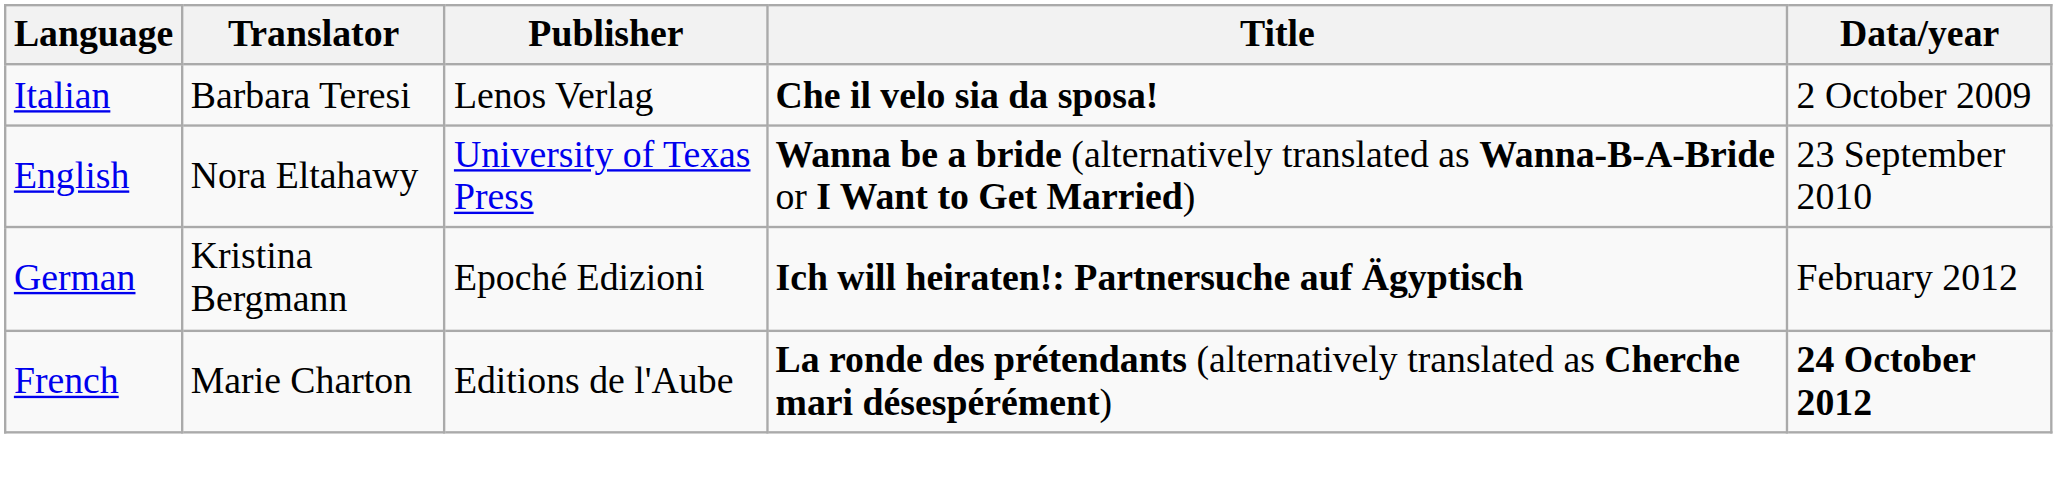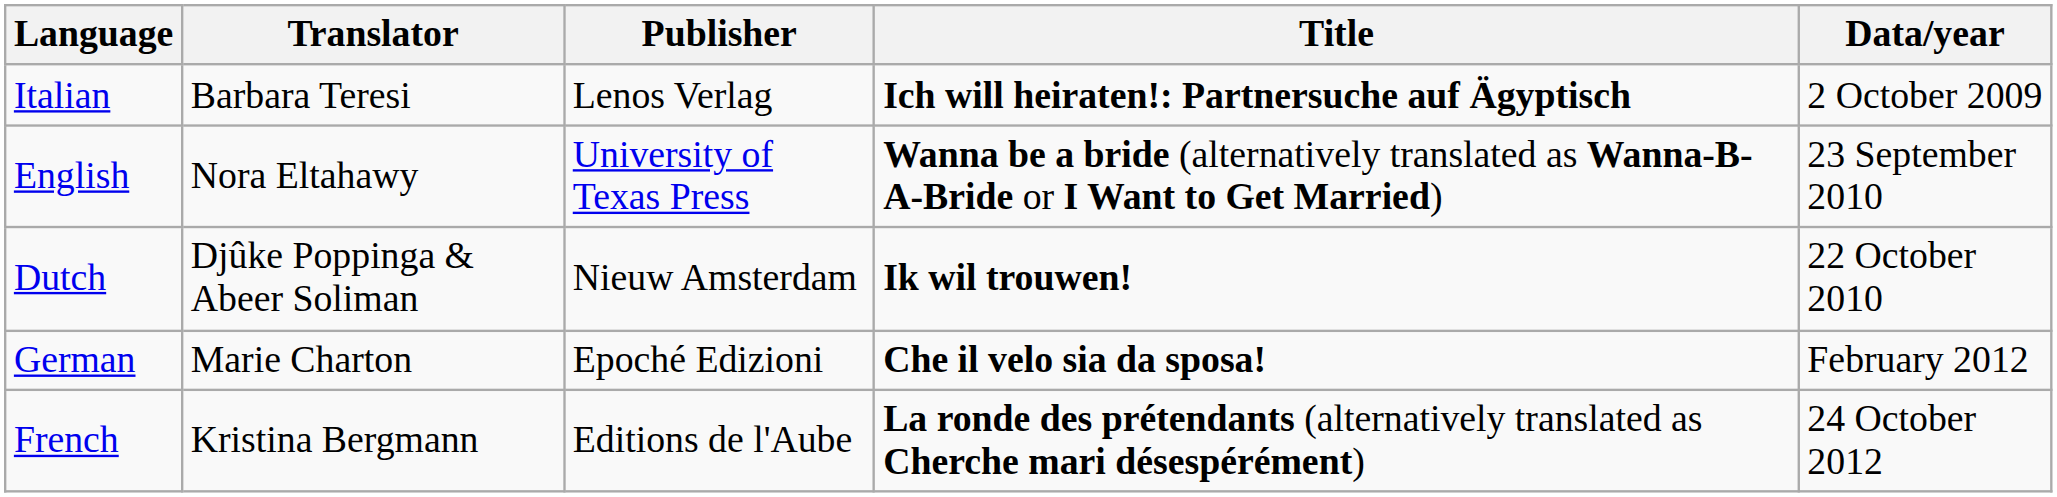(967, 94) Che il velo sia da sposa! -> (1257, 94) Ich will heiraten!: Partnersuche auf Ägyptisch
+ row: (60, 277)
(269, 277) Kristina Bergmann -> (301, 358) Marie Charton
(1149, 277) Ich will heiraten!: Partnersuche auf Ägyptisch -> (1075, 358) Che il velo sia da sposa!
(301, 380) Marie Charton -> (335, 440) Kristina Bergmann
(1886, 380) bold -> (1892, 440) normal
